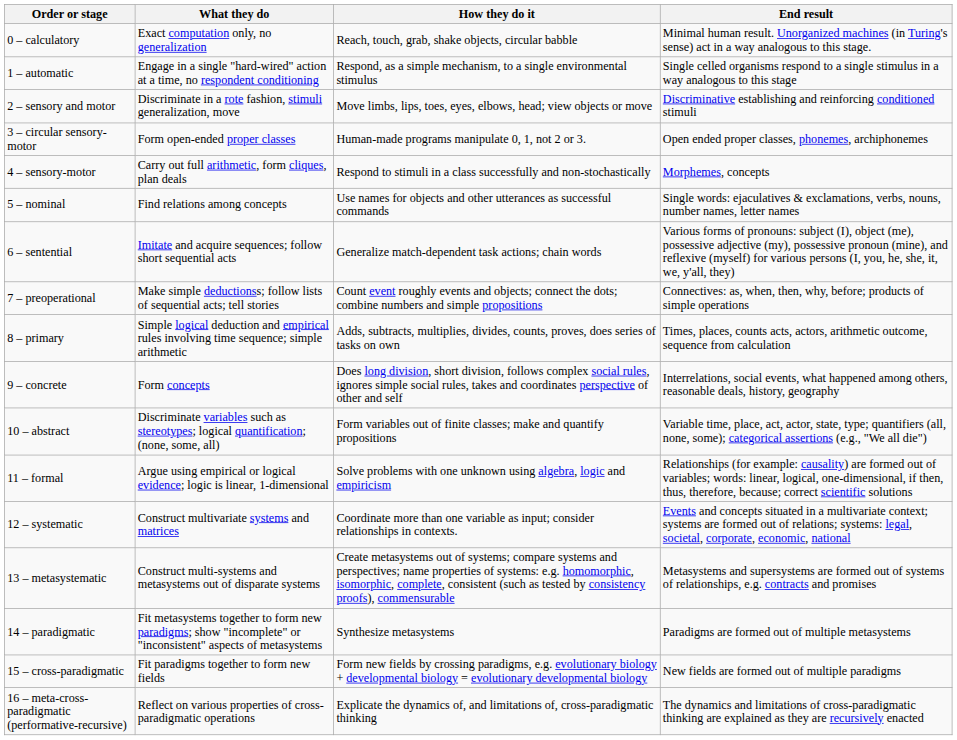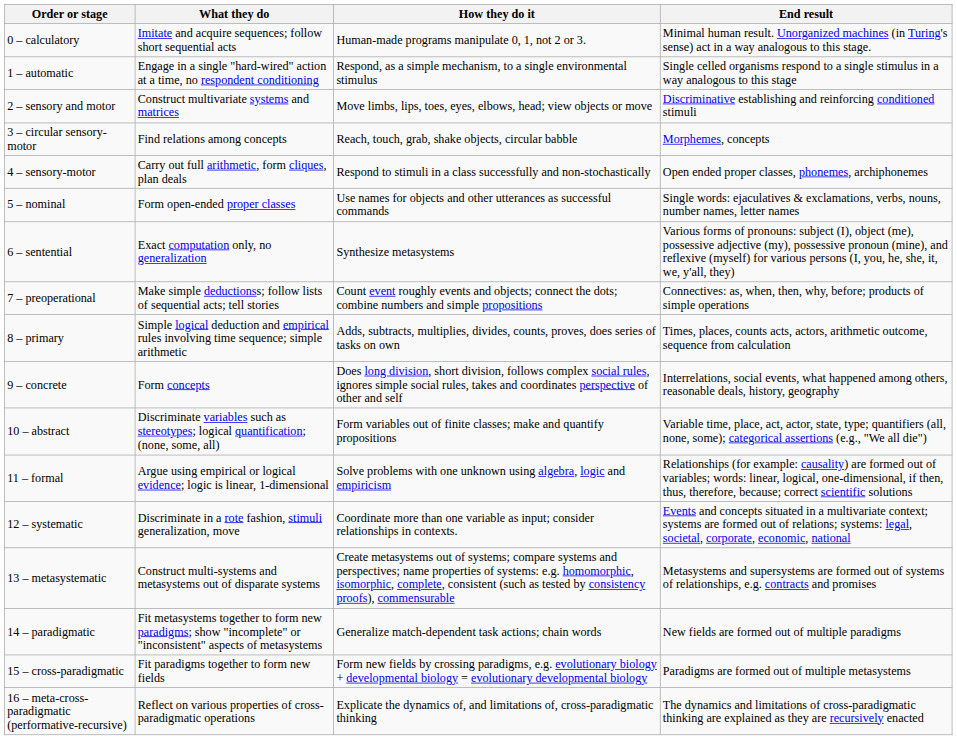(205, 40) Exact computation only, no generalization -> (230, 40) Imitate and acquire sequences; follow short sequential acts
(457, 40) Reach, touch, grab, shake objects, circular babble -> (461, 40) Human-made programs manipulate 0, 1, not 2 or 3.
(230, 106) Discriminate in a rote fashion, stimuli generalization, move -> (223, 106) Construct multivariate systems and matrices
(217, 139) Form open-ended proper classes -> (212, 139) Find relations among concepts
(461, 139) Human-made programs manipulate 0, 1, not 2 or 3. -> (457, 139) Reach, touch, grab, shake objects, circular babble
(795, 139) Open ended proper classes, phonemes, archiphonemes -> (716, 139) Morphemes, concepts
(716, 172) Morphemes, concepts -> (795, 172) Open ended proper classes, phonemes, archiphonemes
(212, 205) Find relations among concepts -> (217, 205) Form open-ended proper classes
(230, 251) Imitate and acquire sequences; follow short sequential acts -> (205, 251) Exact computation only, no generalization
(469, 251) Generalize match-dependent task actions; chain words -> (395, 251) Synthesize metasystems
(223, 524) Construct multivariate systems and matrices -> (230, 524) Discriminate in a rote fashion, stimuli generalization, move
(395, 631) Synthesize metasystems -> (469, 631) Generalize match-dependent task actions; chain words
(787, 631) Paradigms are formed out of multiple metasystems -> (782, 631) New fields are formed out of multiple paradigms
(782, 671) New fields are formed out of multiple paradigms -> (787, 671) Paradigms are formed out of multiple metasystems
